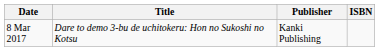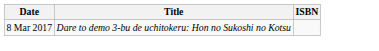- column: (312, 12)
